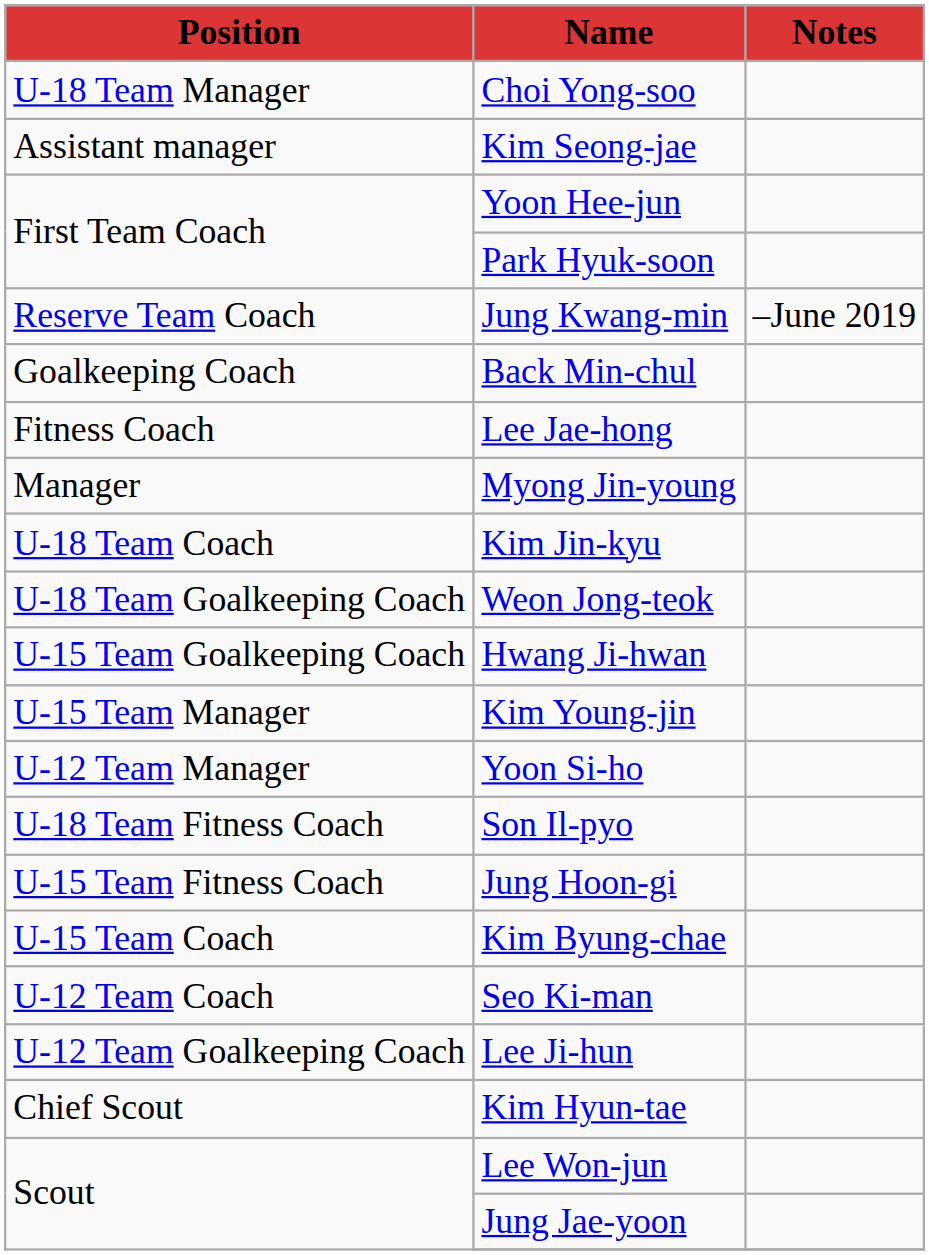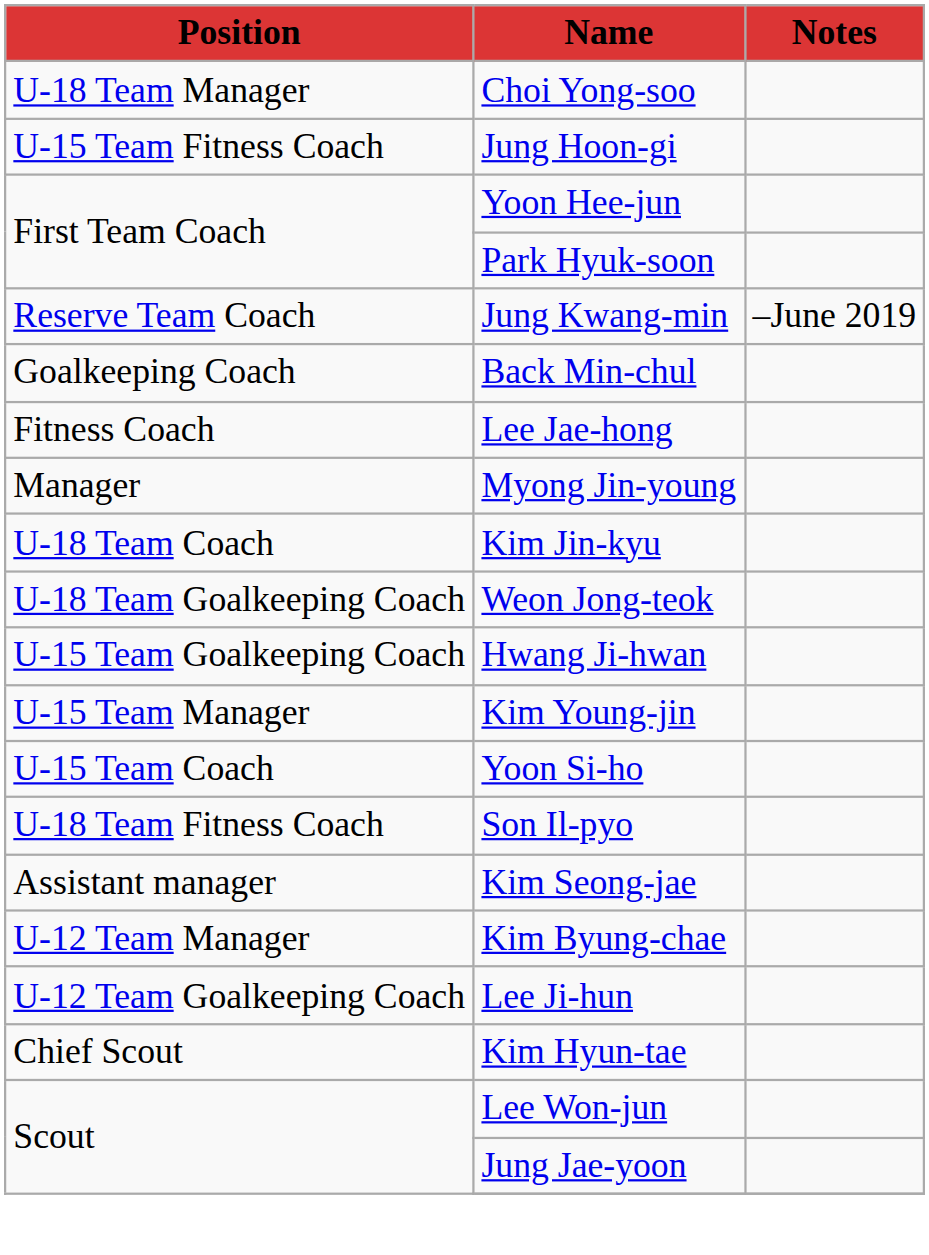rows swapped: (589, 145) <-> (579, 881)
(161, 768) U-12 Team Manager -> (144, 768) U-15 Team Coach
(144, 938) U-15 Team Coach -> (161, 938) U-12 Team Manager
- row: (567, 994)
